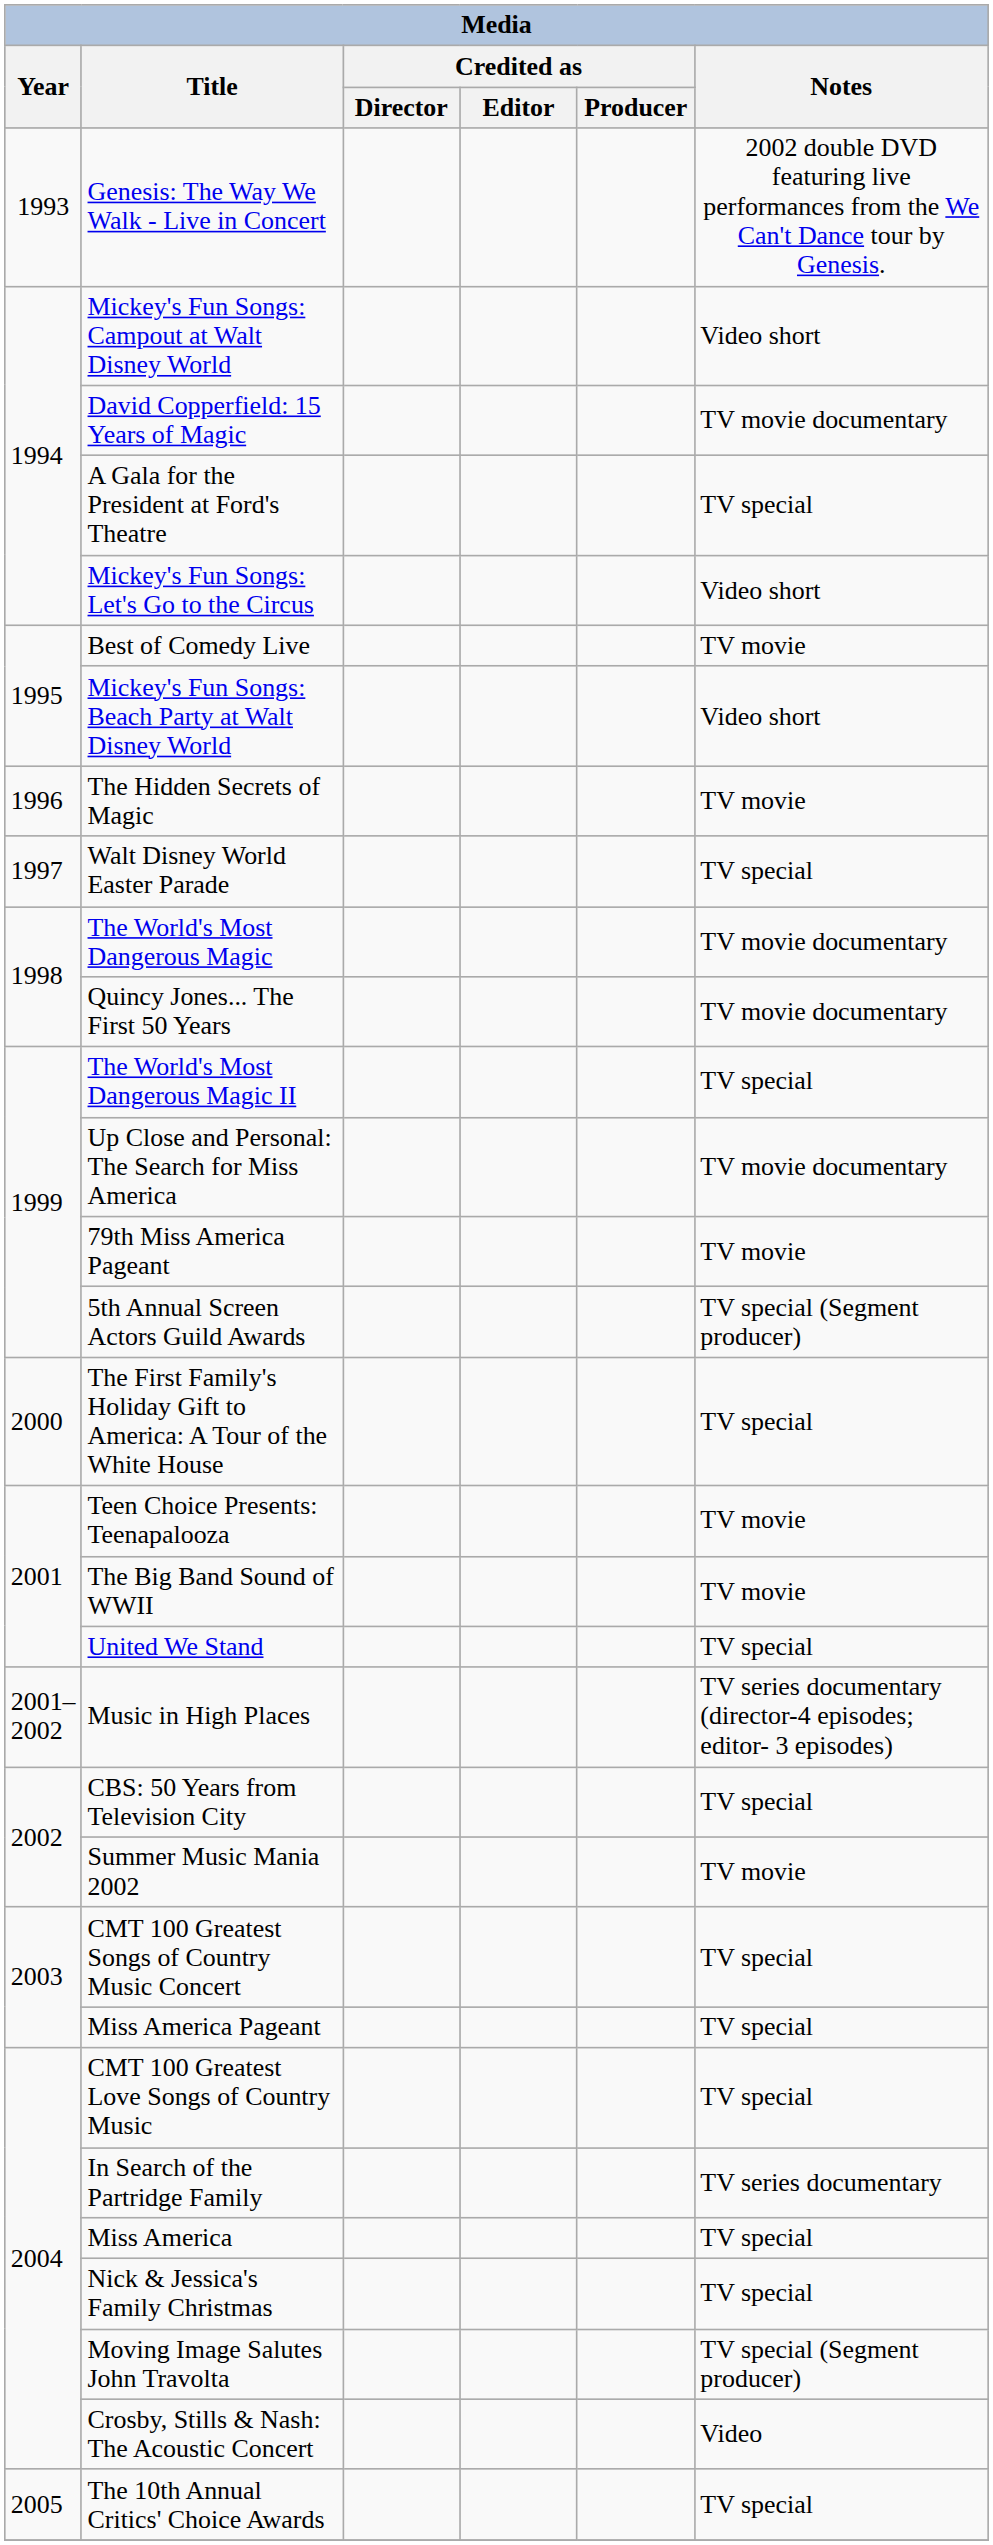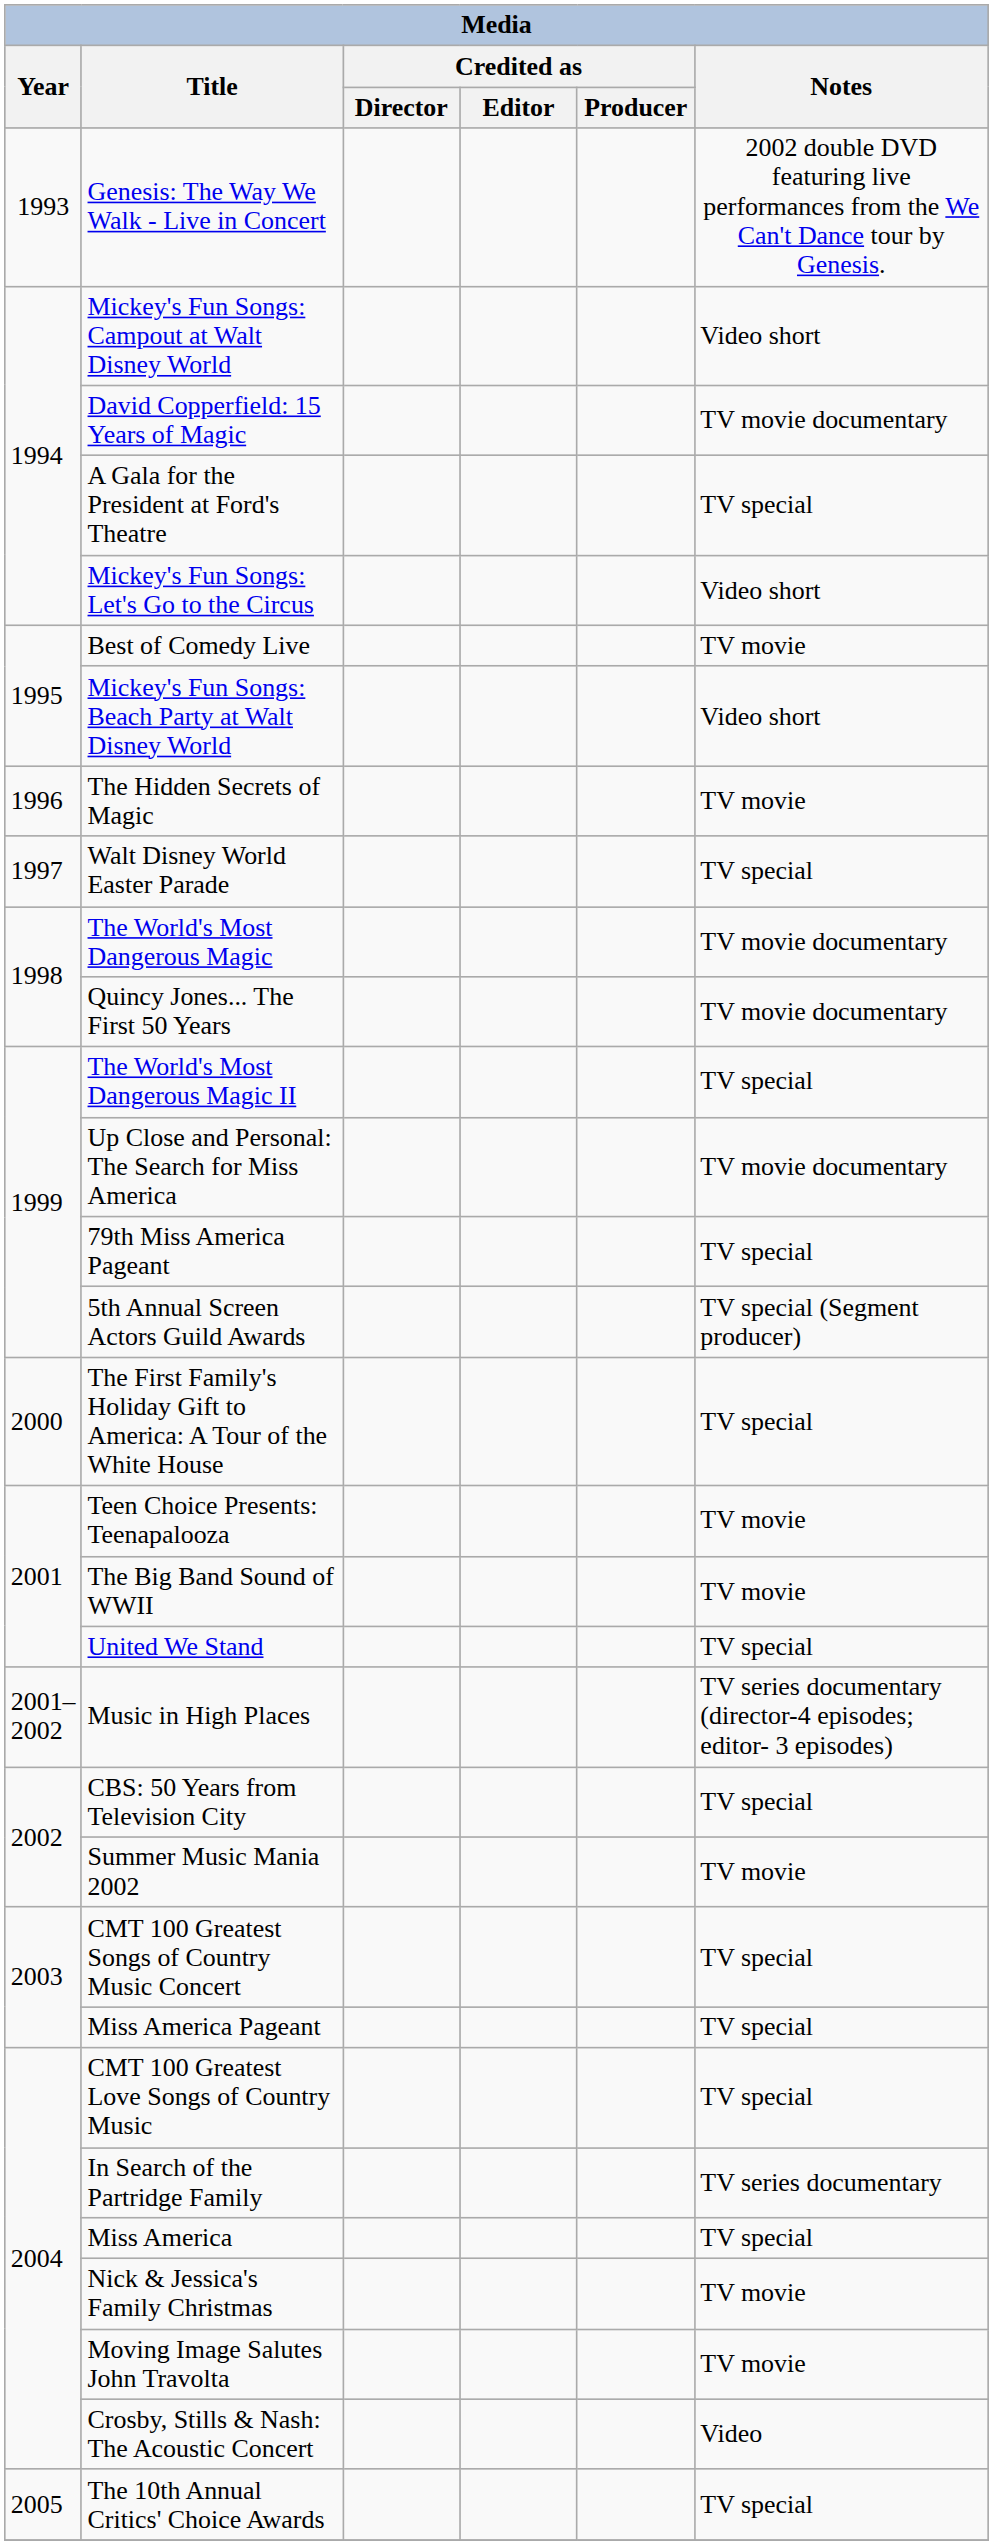(753, 1251) TV movie -> (757, 1251) TV special
(757, 2293) TV special -> (753, 2293) TV movie
(810, 2363) TV special (Segment producer) -> (753, 2363) TV movie
